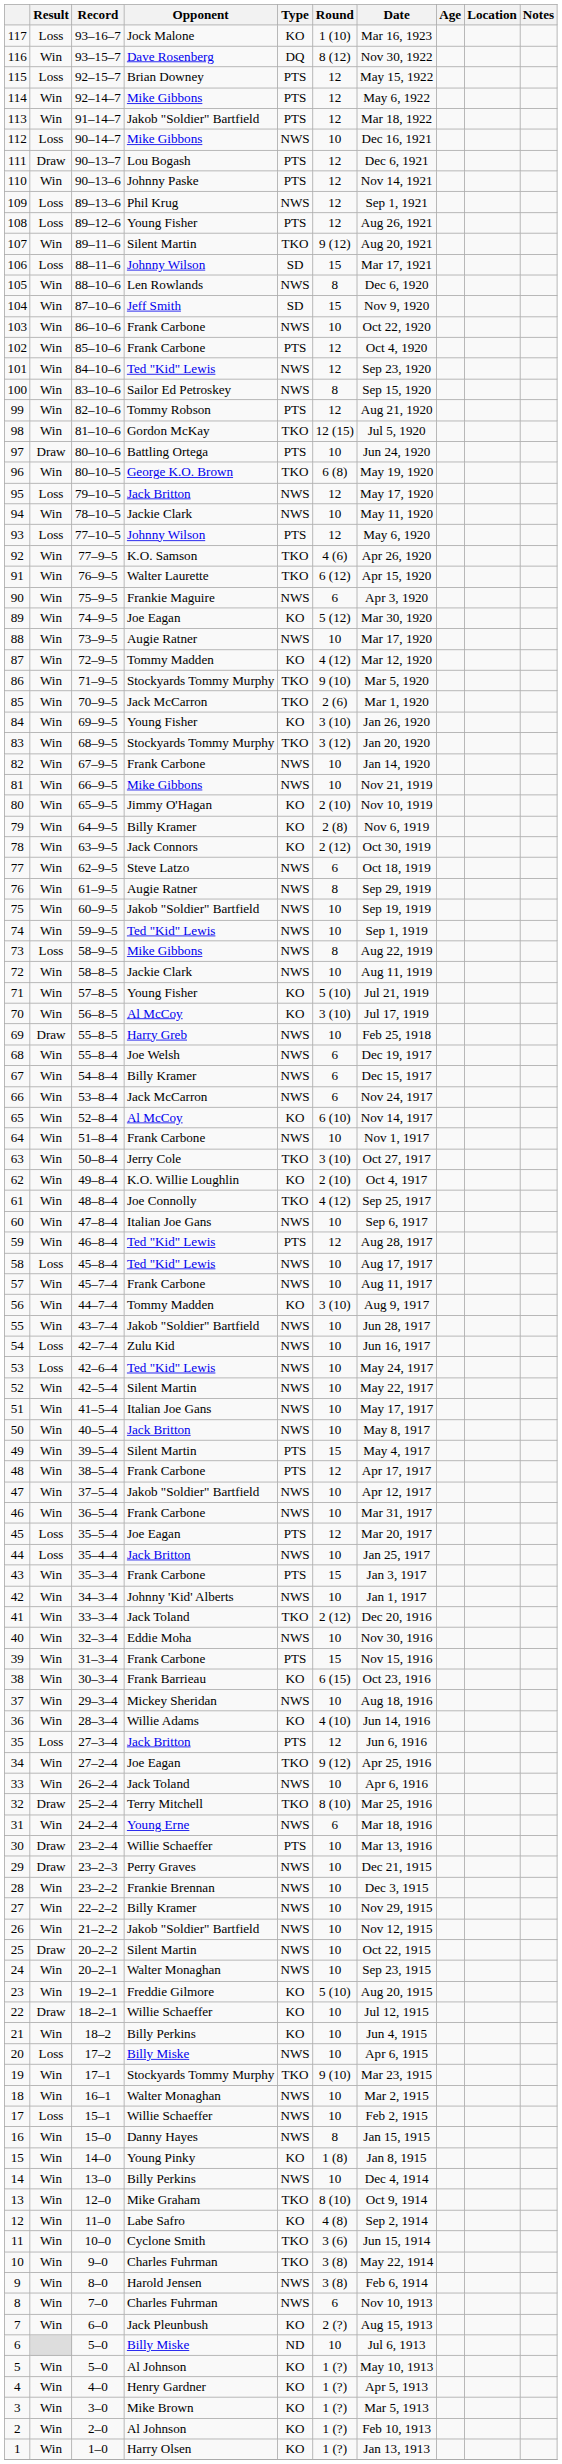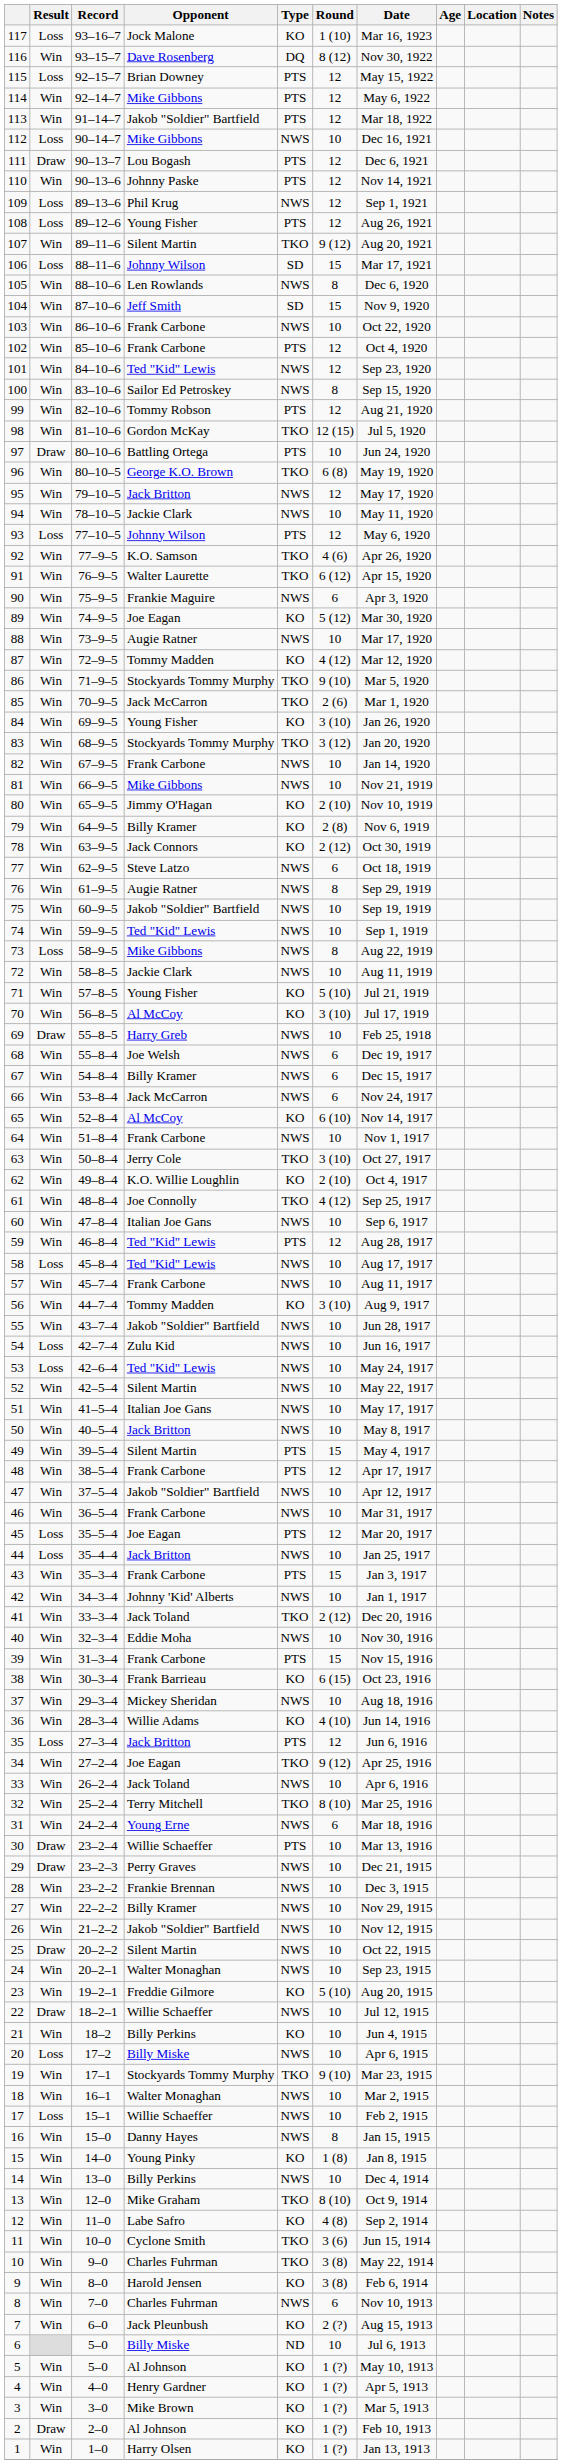(51, 493) Loss -> (51, 493) Win
(51, 1804) Draw -> (51, 1804) Win
(295, 2012) KO -> (295, 2012) NWS
(295, 2282) NWS -> (295, 2282) KO
(51, 2428) Win -> (51, 2428) Draw
